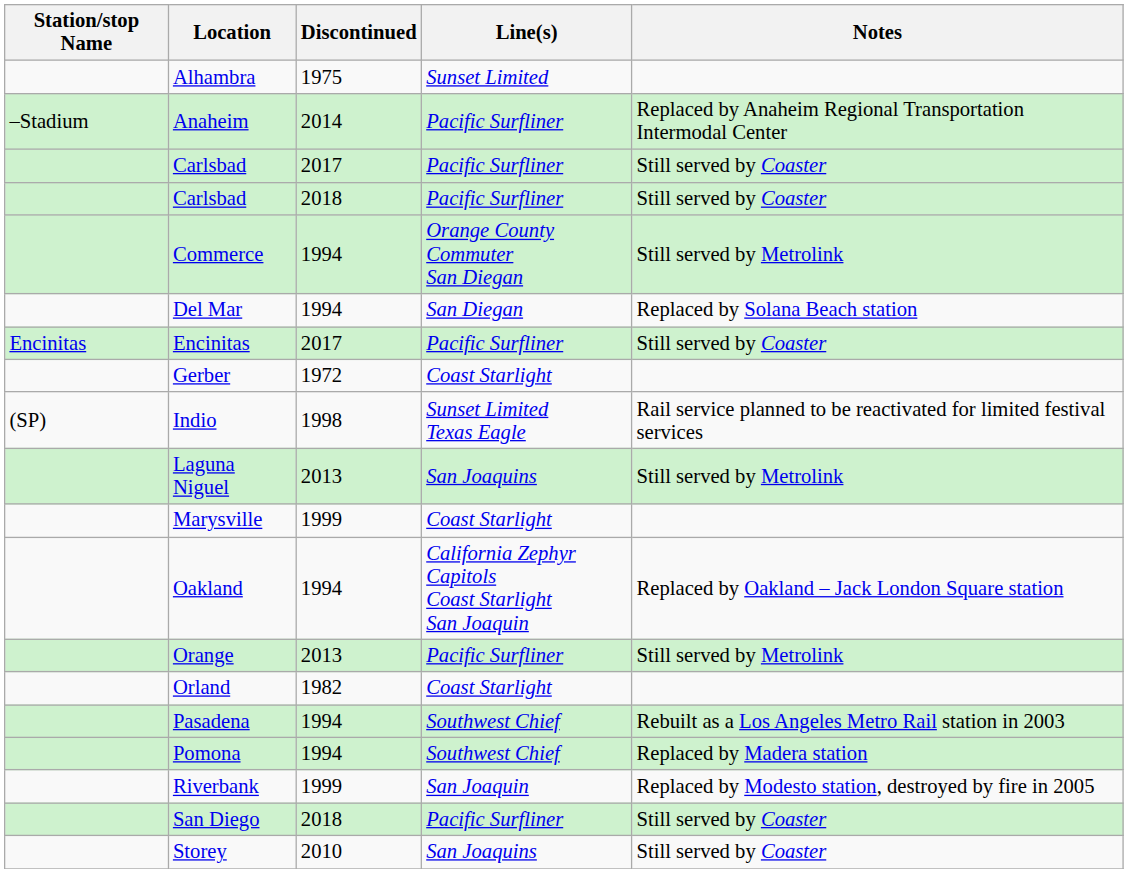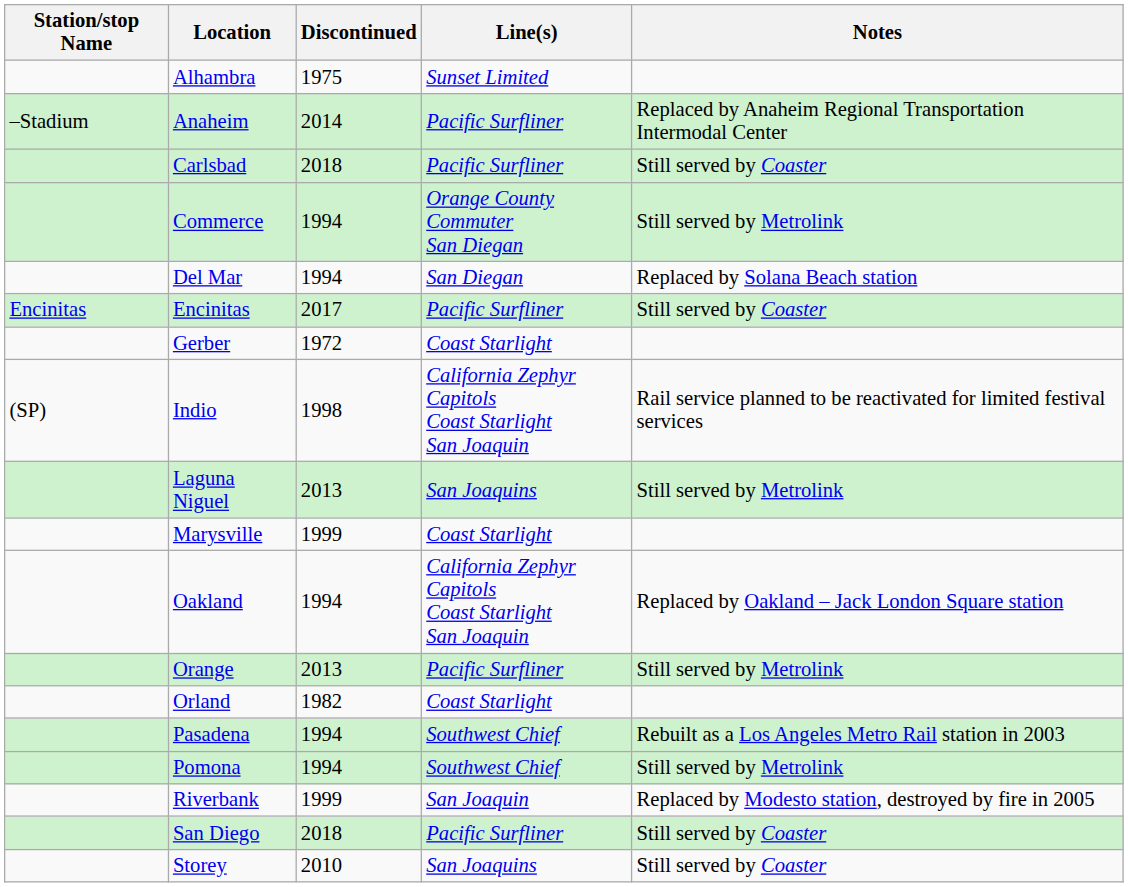- row: (210, 165)
(487, 419) Sunset Limited Texas Eagle -> (501, 410) California Zephyr Capitols Coast Starlight San Joaquin
(752, 753) Replaced by Madera station -> (740, 767) Still served by Metrolink
